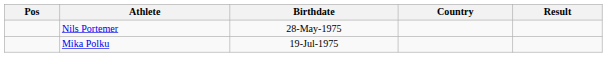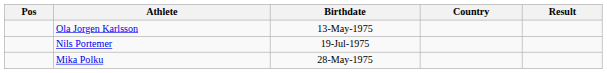+ row: (97, 28)
(314, 28) 28-May-1975 -> (345, 44) 19-Jul-1975
(314, 44) 19-Jul-1975 -> (345, 60) 28-May-1975
